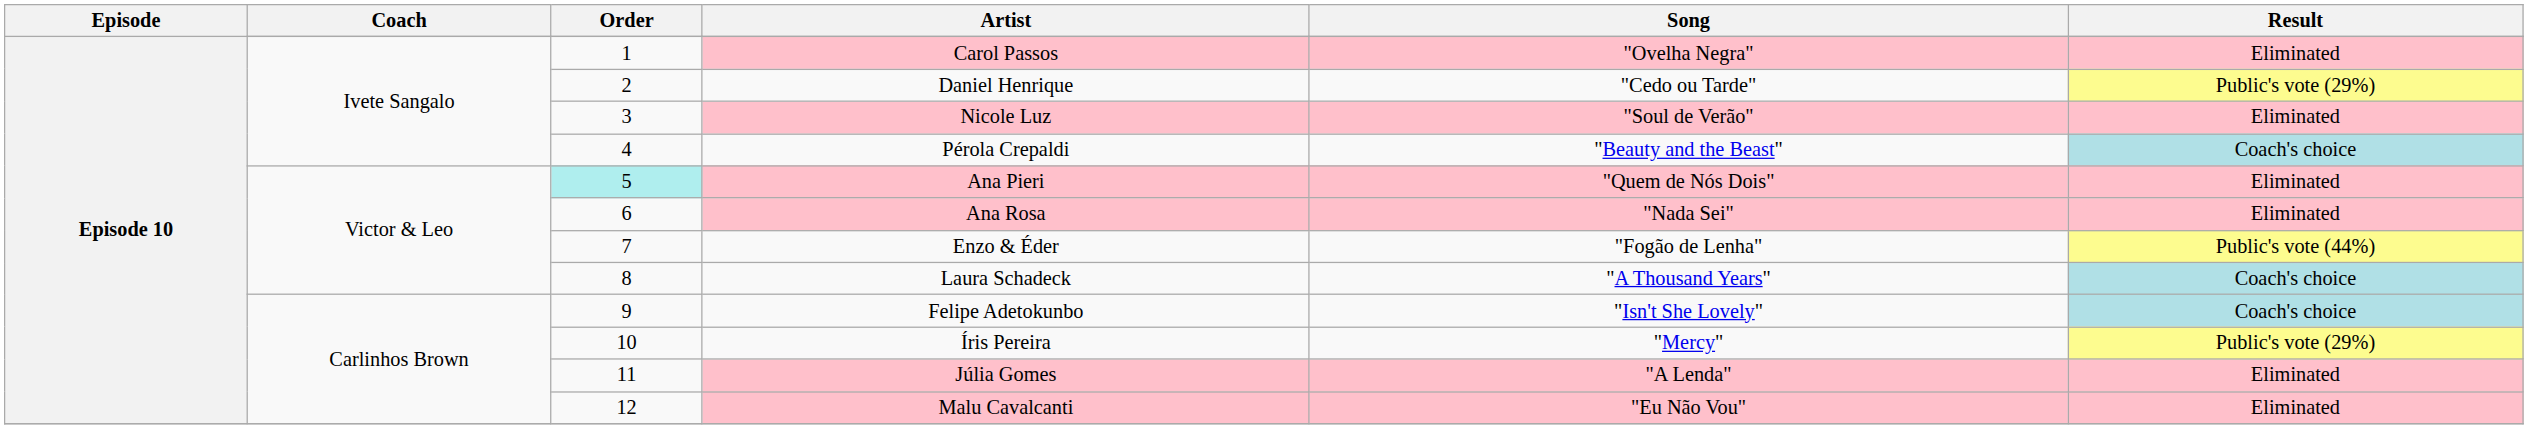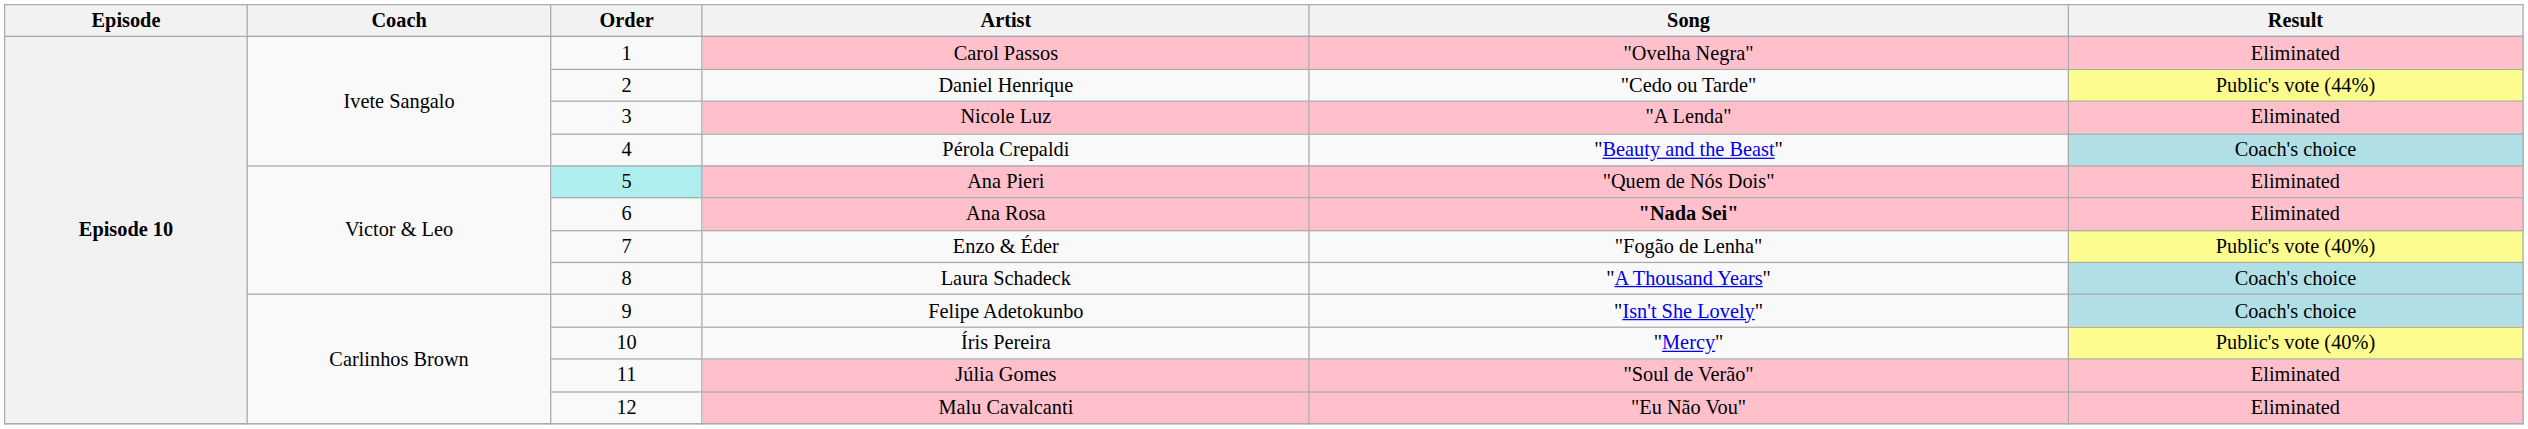(2295, 85) Public's vote (29%) -> (2295, 85) Public's vote (44%)
(1689, 117) "Soul de Verão" -> (1689, 117) "A Lenda"
(1689, 213) normal -> (1689, 213) bold
(2295, 246) Public's vote (44%) -> (2295, 246) Public's vote (40%)
(2295, 342) Public's vote (29%) -> (2295, 342) Public's vote (40%)
(1689, 375) "A Lenda" -> (1689, 375) "Soul de Verão"
